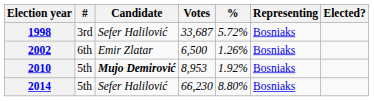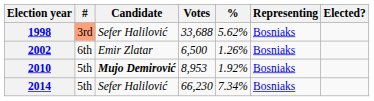(85, 31) no background -> (85, 31) lightsalmon background
(197, 31) 33,687 -> (197, 31) 33,688
(233, 31) 5.72% -> (233, 31) 5.62%
(233, 86) 8.80% -> (233, 86) 7.34%
